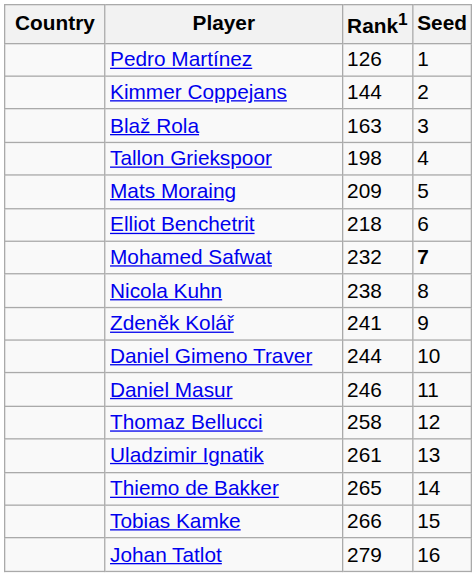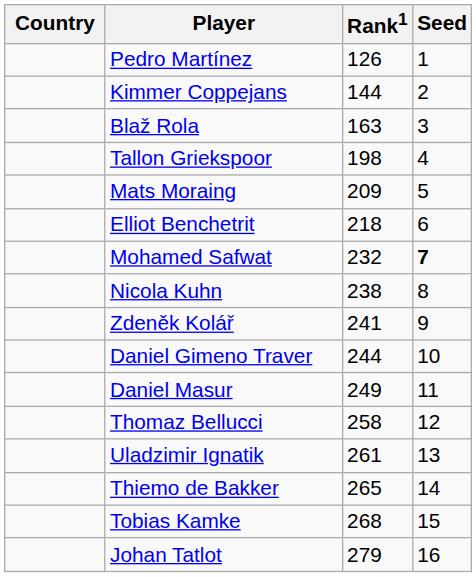(364, 389) 246 -> (364, 389) 249
(364, 521) 266 -> (364, 521) 268
